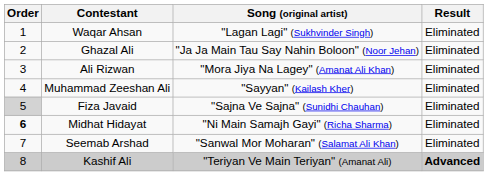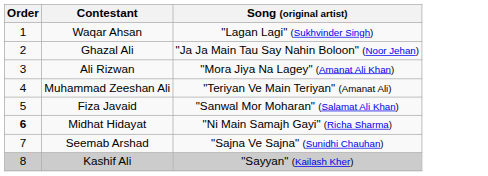- column: (452, 13)
(297, 87) "Sayyan" (Kailash Kher) -> (297, 87) "Teriyan Ve Main Teriyan" (Amanat Ali)
(23, 106) lightgrey background -> (23, 106) no background
(297, 106) "Sajna Ve Sajna" (Sunidhi Chauhan) -> (297, 106) "Sanwal Mor Moharan" (Salamat Ali Khan)
(297, 143) "Sanwal Mor Moharan" (Salamat Ali Khan) -> (297, 143) "Sajna Ve Sajna" (Sunidhi Chauhan)
(297, 161) "Teriyan Ve Main Teriyan" (Amanat Ali) -> (297, 161) "Sayyan" (Kailash Kher)
